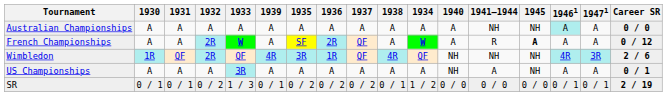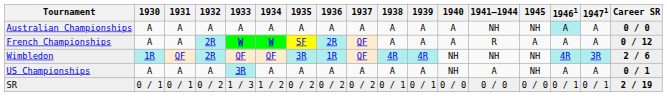columns swapped: (423, 13) <-> (271, 13)
(535, 42) bold -> (535, 42) normal
